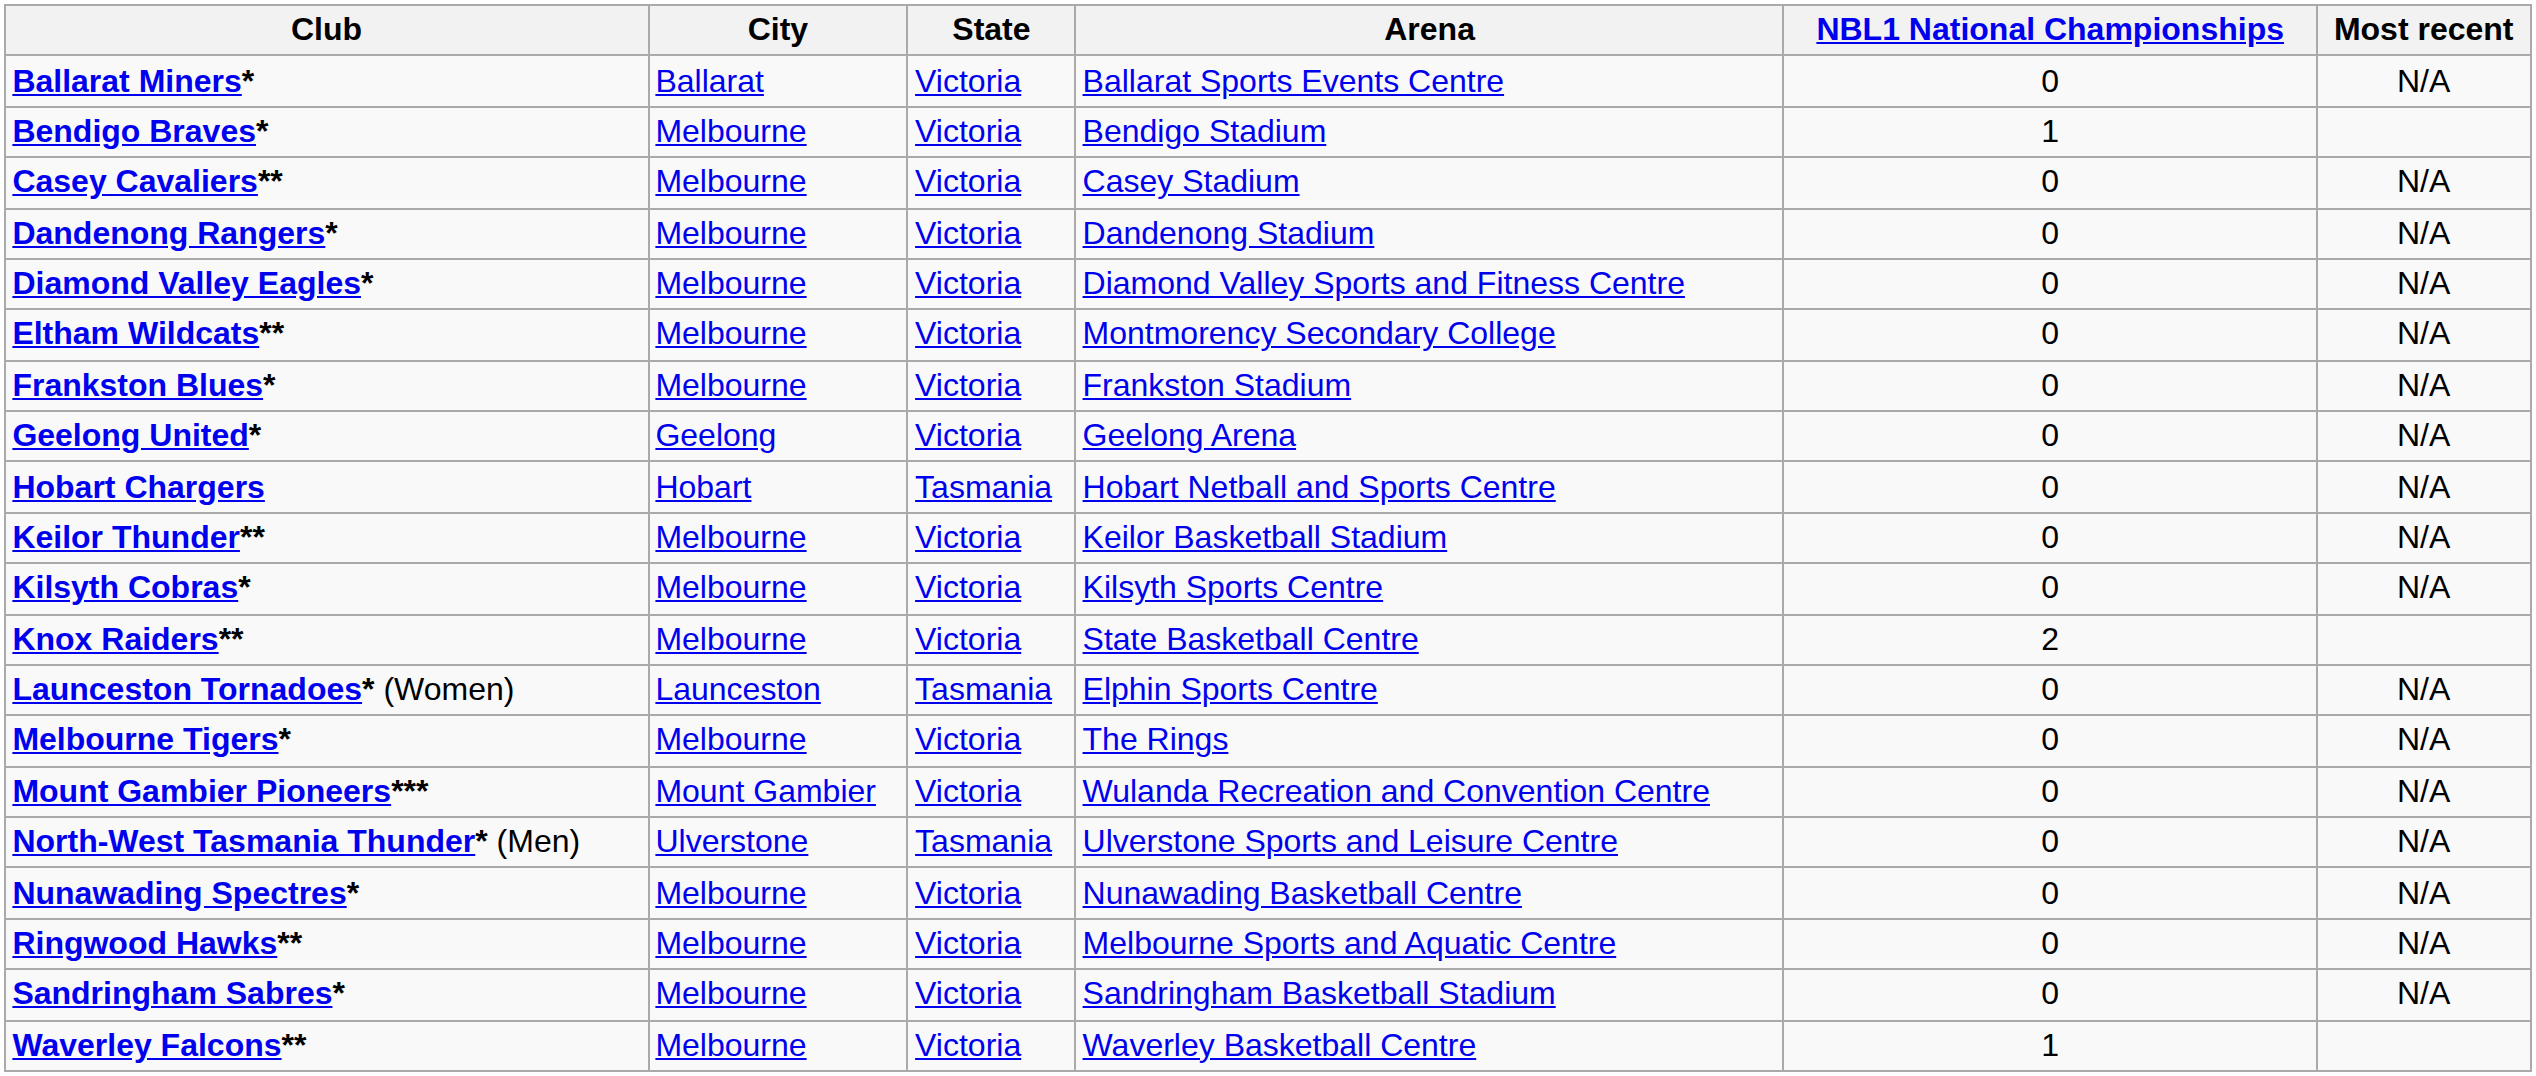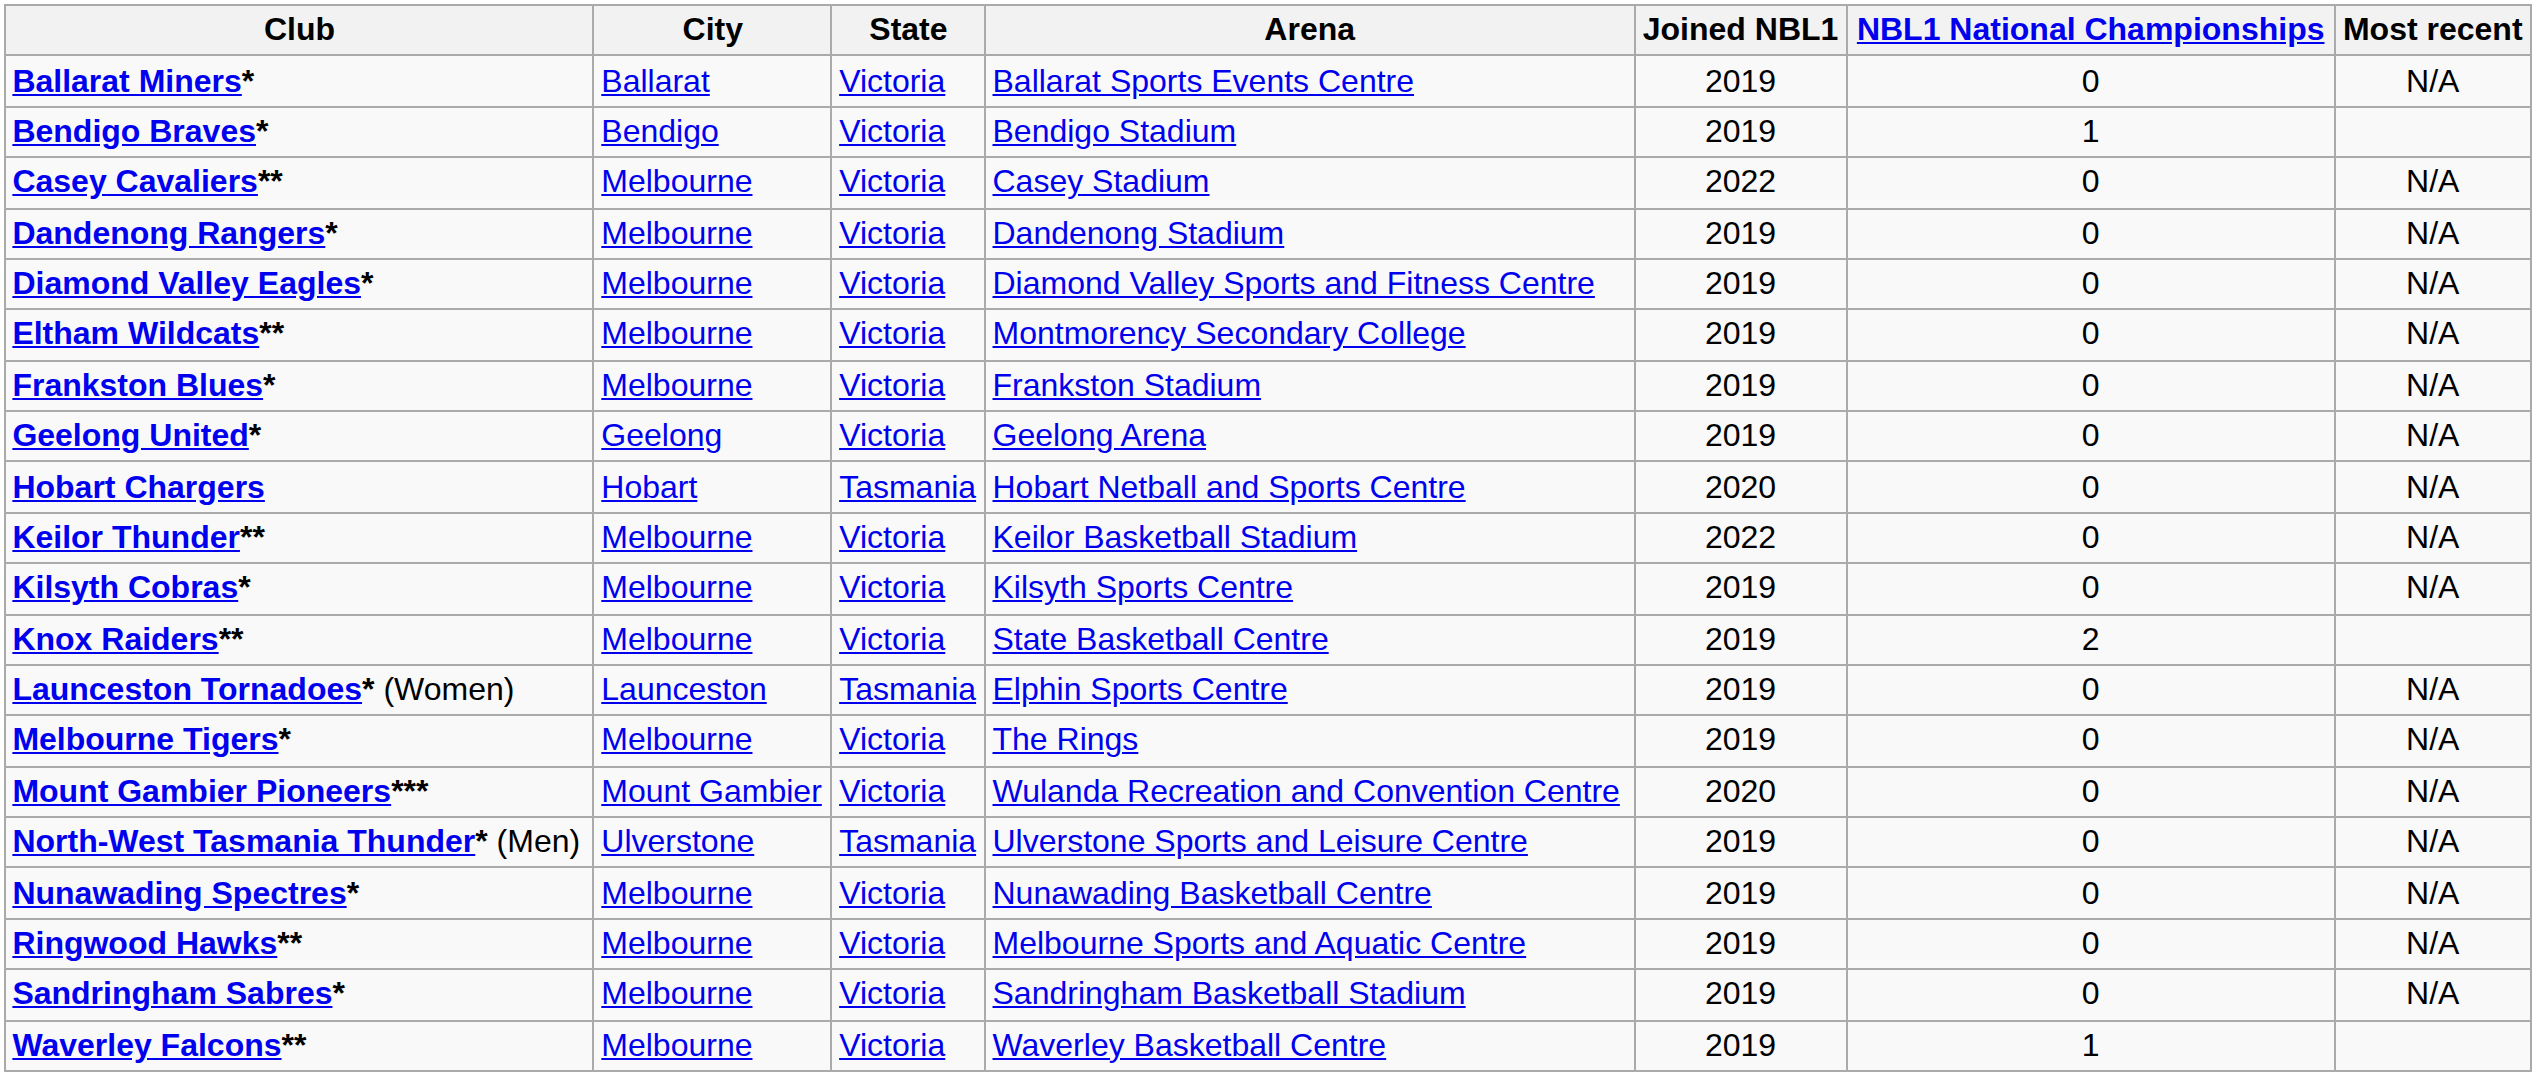+ column: (1741, 29)
(731, 131) Melbourne -> (660, 131) Bendigo
